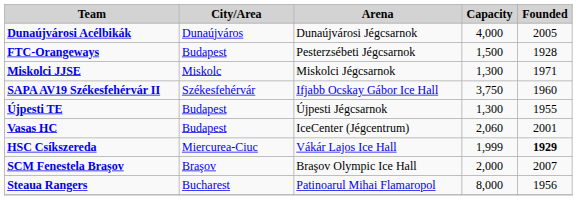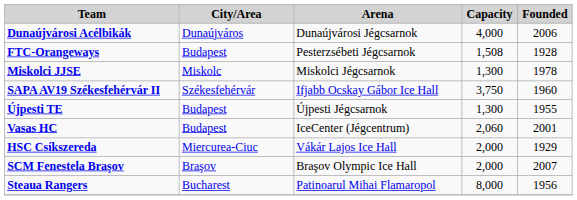(545, 33) 2005 -> (545, 33) 2006
(489, 52) 1,500 -> (489, 52) 1,508
(545, 71) 1971 -> (545, 71) 1978
(489, 147) 1,999 -> (489, 147) 2,000
(545, 147) bold -> (545, 147) normal
